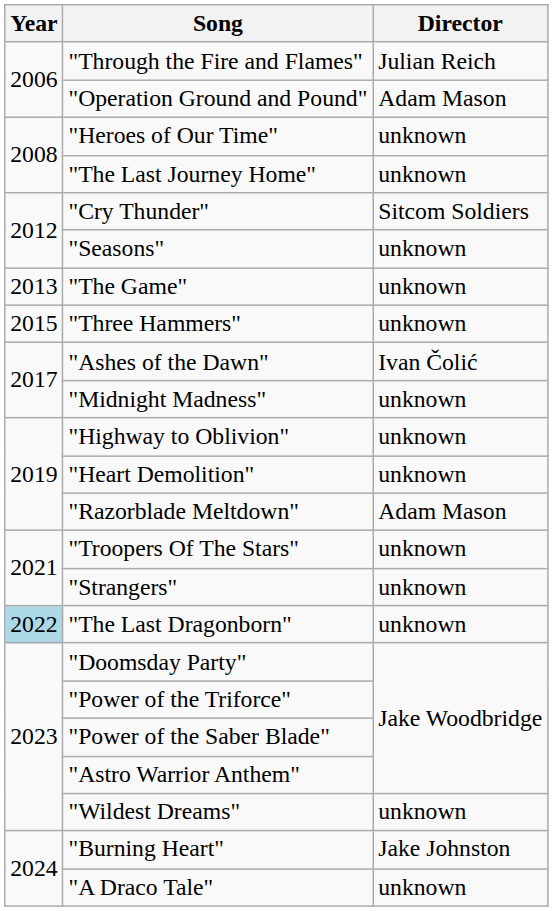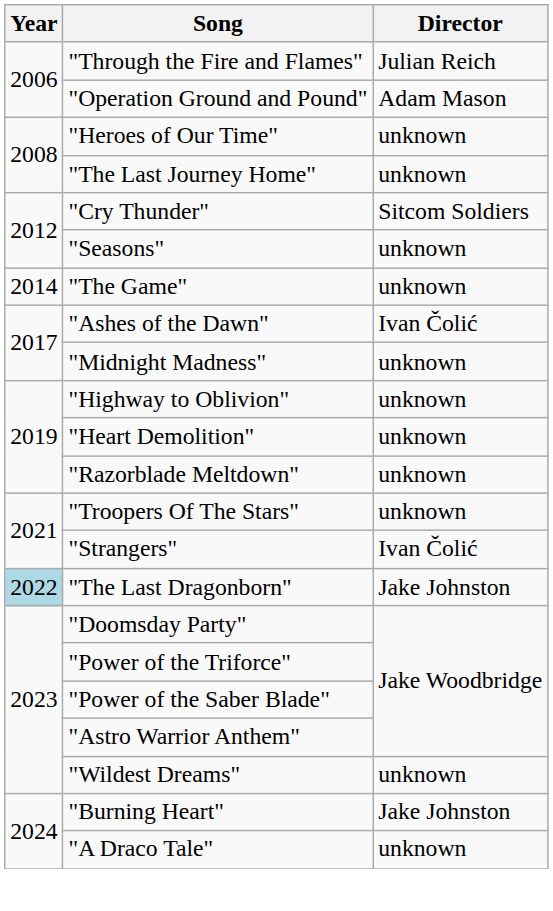(34, 286) 2013 -> (34, 286) 2014
- row: (155, 323)
(442, 511) Adam Mason -> (422, 473) unknown
(422, 586) unknown -> (428, 549) Ivan Čolić
(422, 624) unknown -> (444, 586) Jake Johnston
